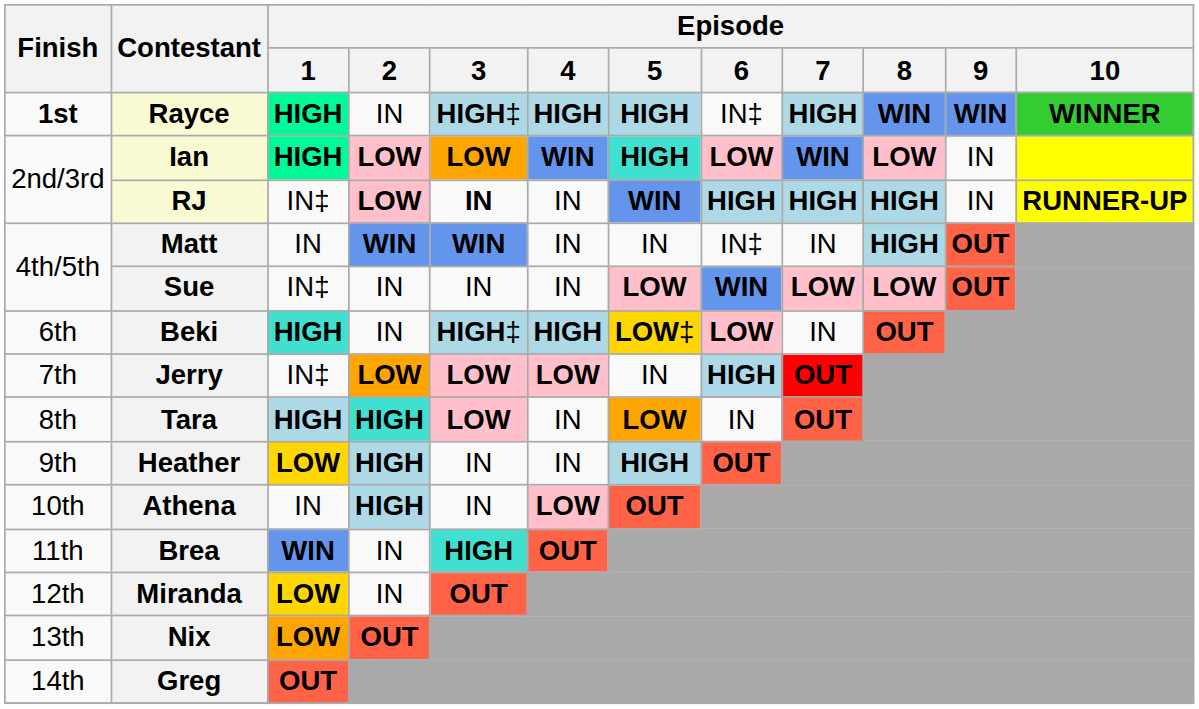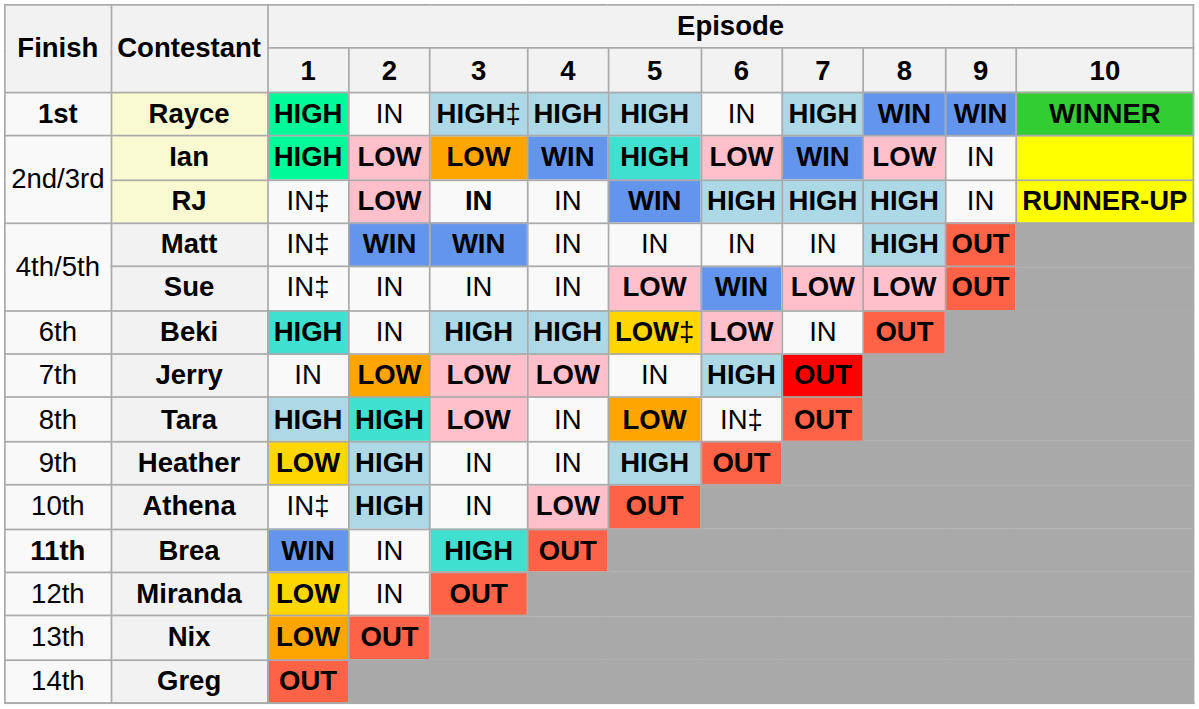(742, 113) IN‡ -> (742, 113) IN
(308, 244) IN -> (308, 244) IN‡
(742, 244) IN‡ -> (742, 244) IN
(479, 331) HIGH‡ -> (479, 331) HIGH
(308, 375) IN‡ -> (308, 375) IN
(742, 419) IN -> (742, 419) IN‡
(308, 506) IN -> (308, 506) IN‡
(58, 550) normal -> (58, 550) bold
